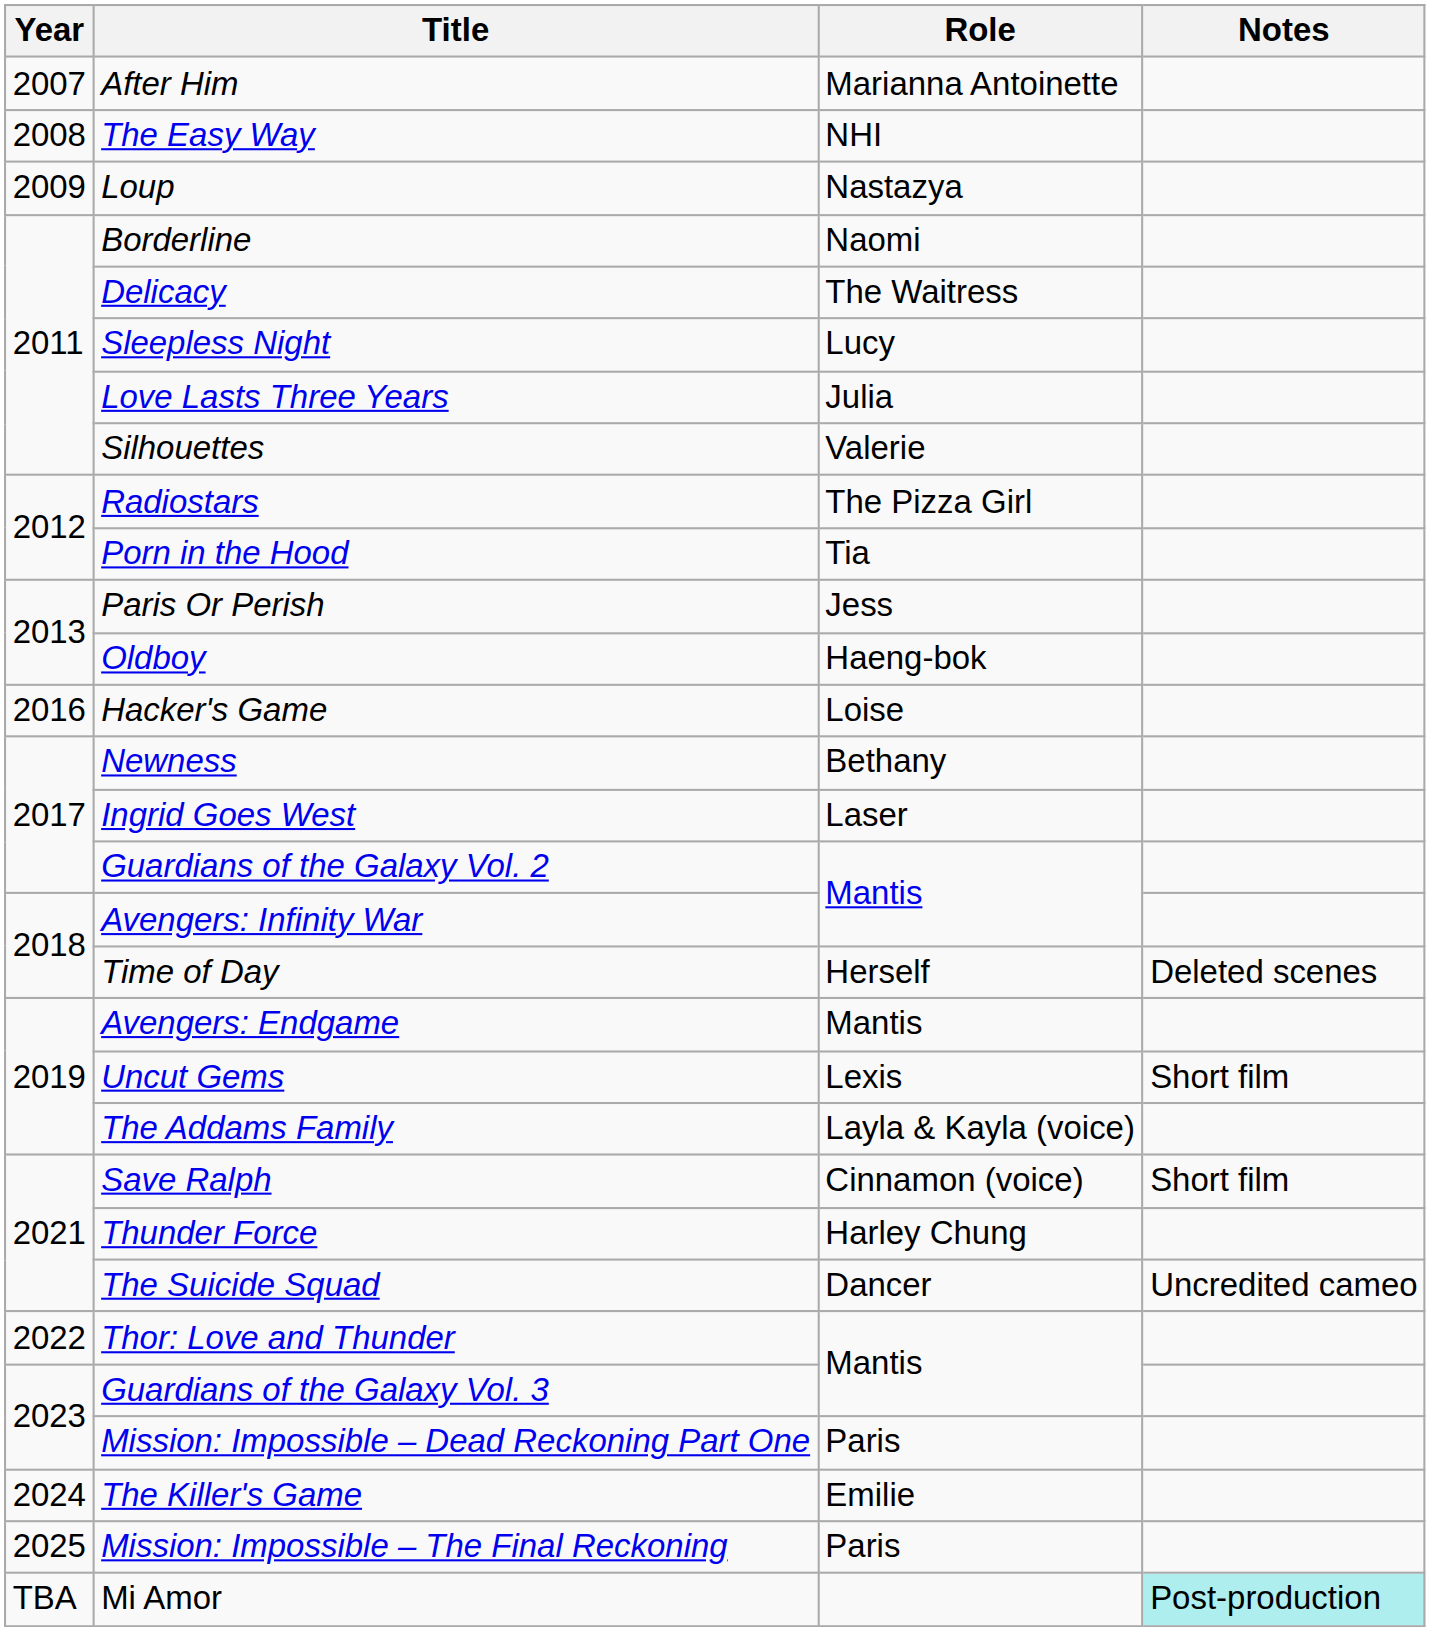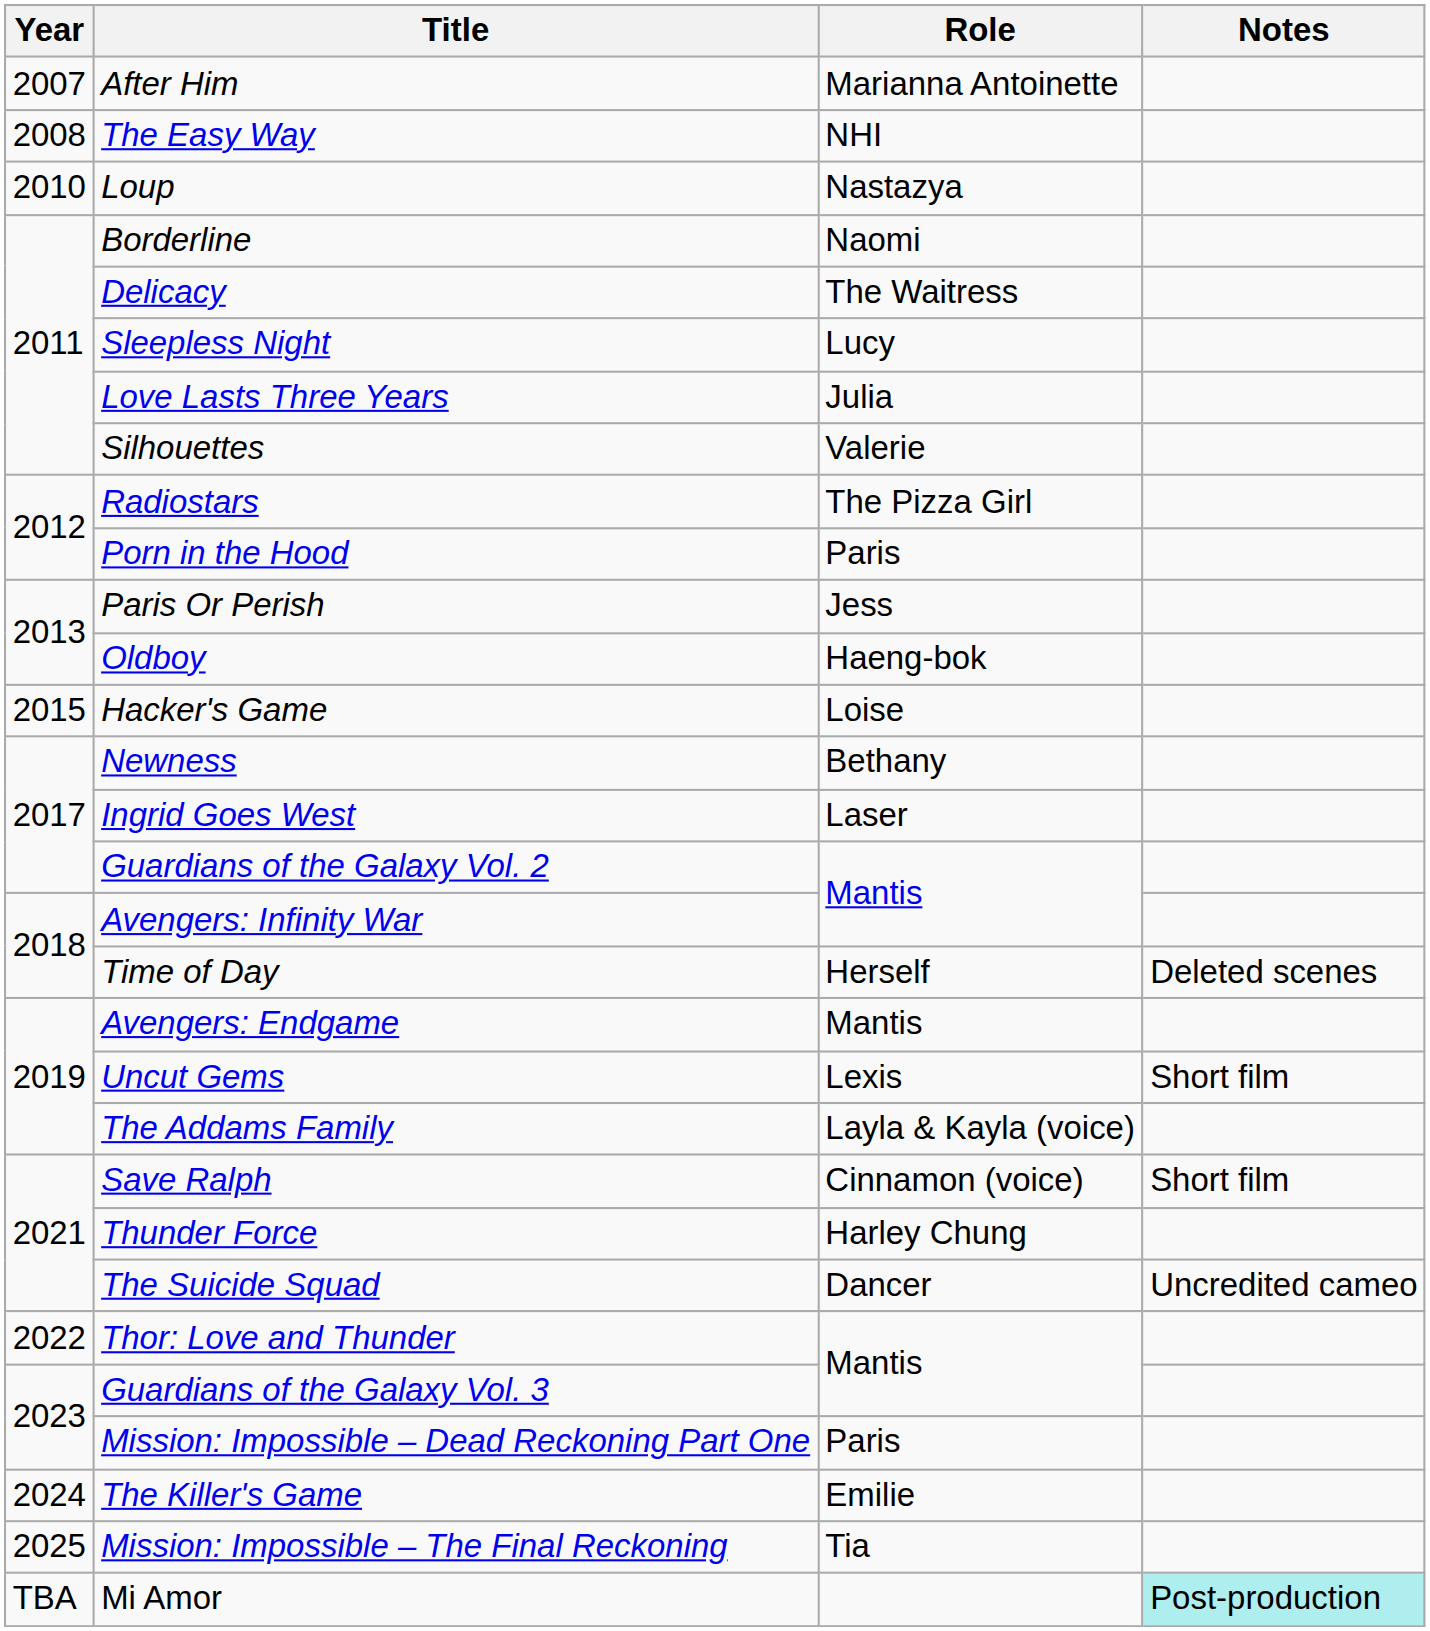(49, 187) 2009 -> (49, 187) 2010
(848, 553) Tia -> (863, 553) Paris
(49, 710) 2016 -> (49, 710) 2015
(863, 1546) Paris -> (848, 1546) Tia
